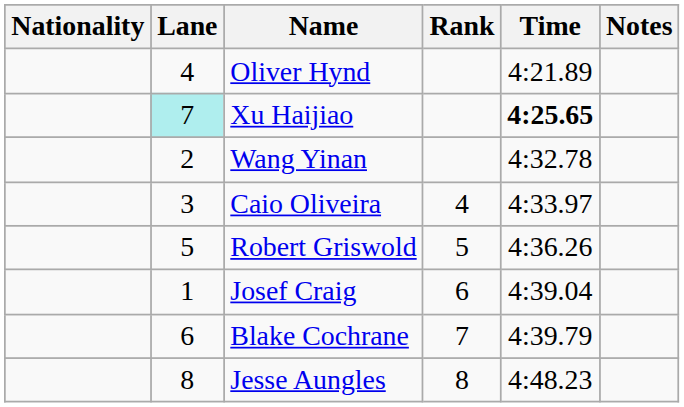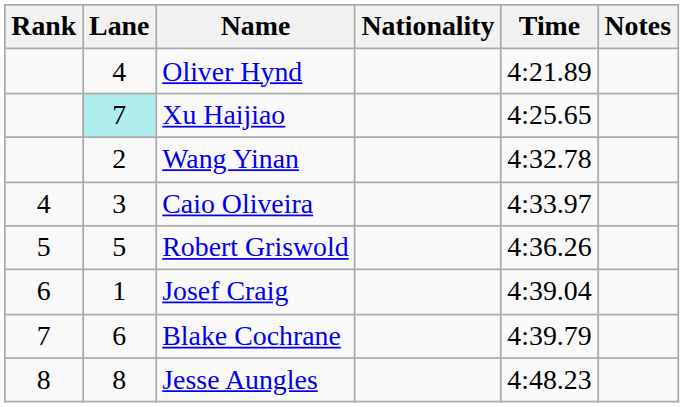columns swapped: (462, 26) <-> (78, 26)
(550, 114) bold -> (550, 114) normal
